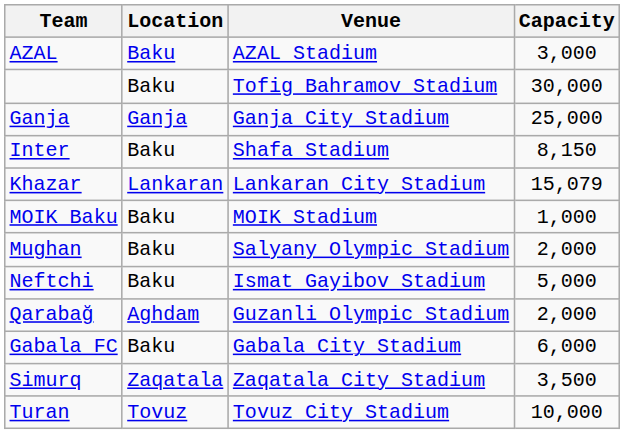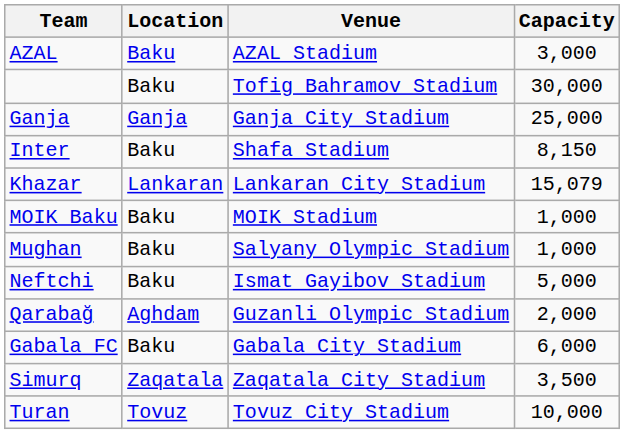(567, 249) 2,000 -> (567, 249) 1,000
